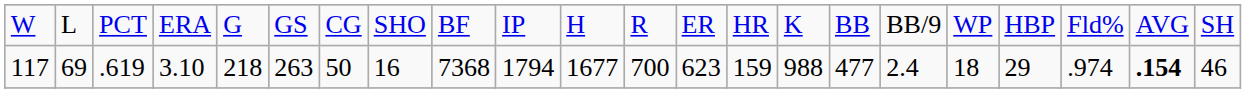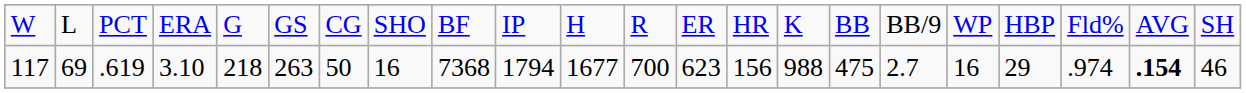(752, 66) 159 -> (752, 66) 156
(855, 66) 477 -> (855, 66) 475
(902, 66) 2.4 -> (902, 66) 2.7
(966, 66) 18 -> (966, 66) 16
